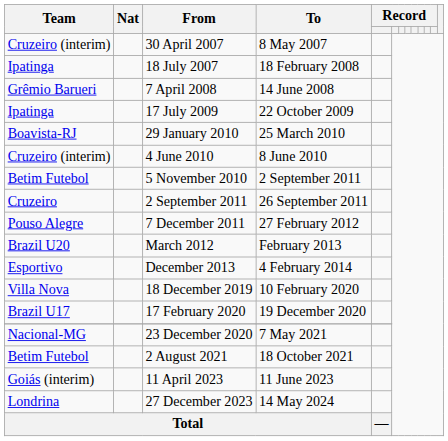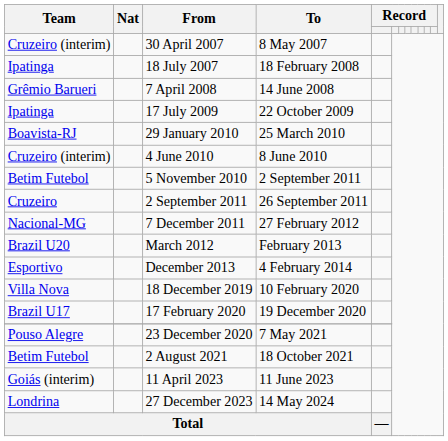(45, 223) Pouso Alegre -> (47, 223) Nacional-MG
(47, 334) Nacional-MG -> (45, 334) Pouso Alegre
